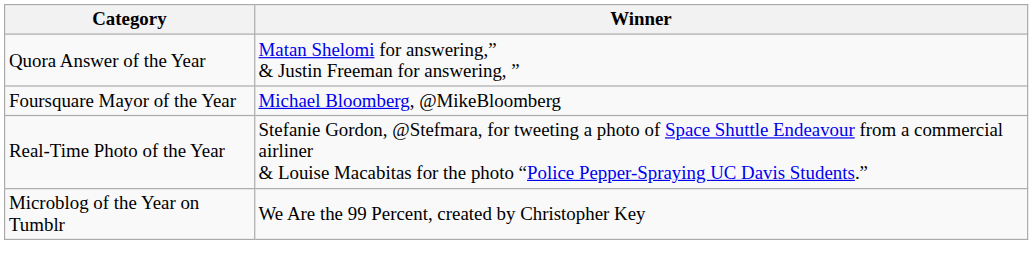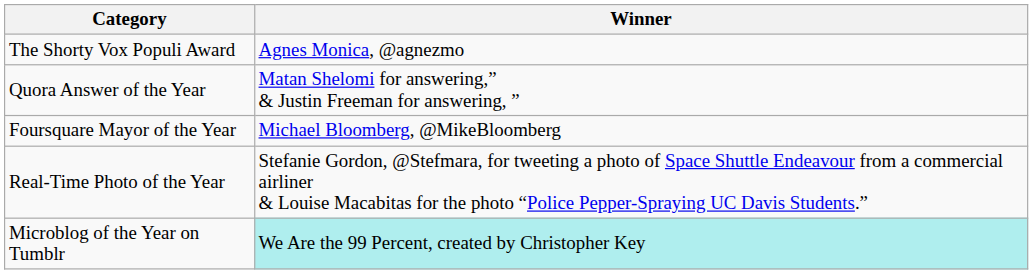+ row: (122, 49)
(452, 213) no background -> (452, 243) paleturquoise background
